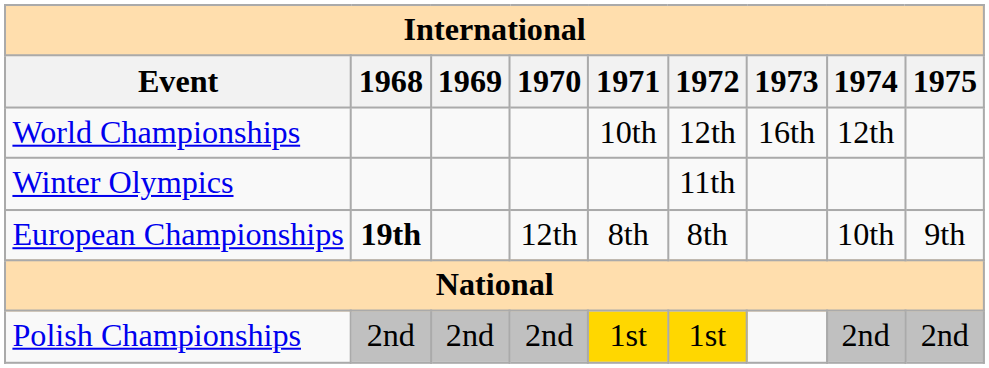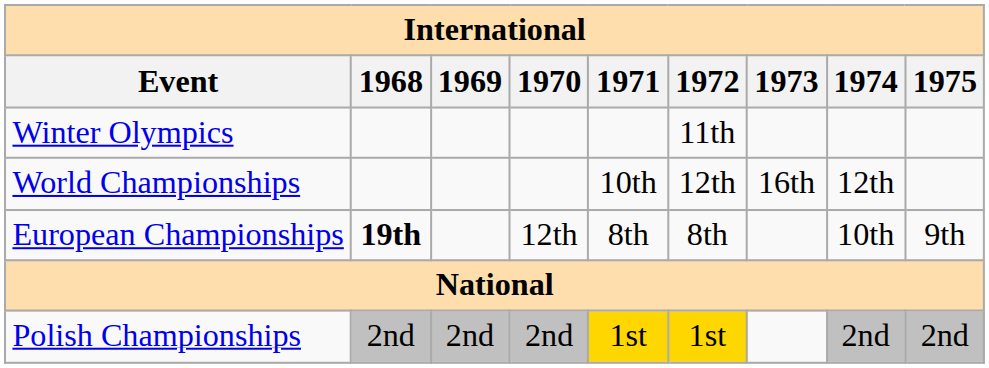rows swapped: (123, 183) <-> (156, 132)
